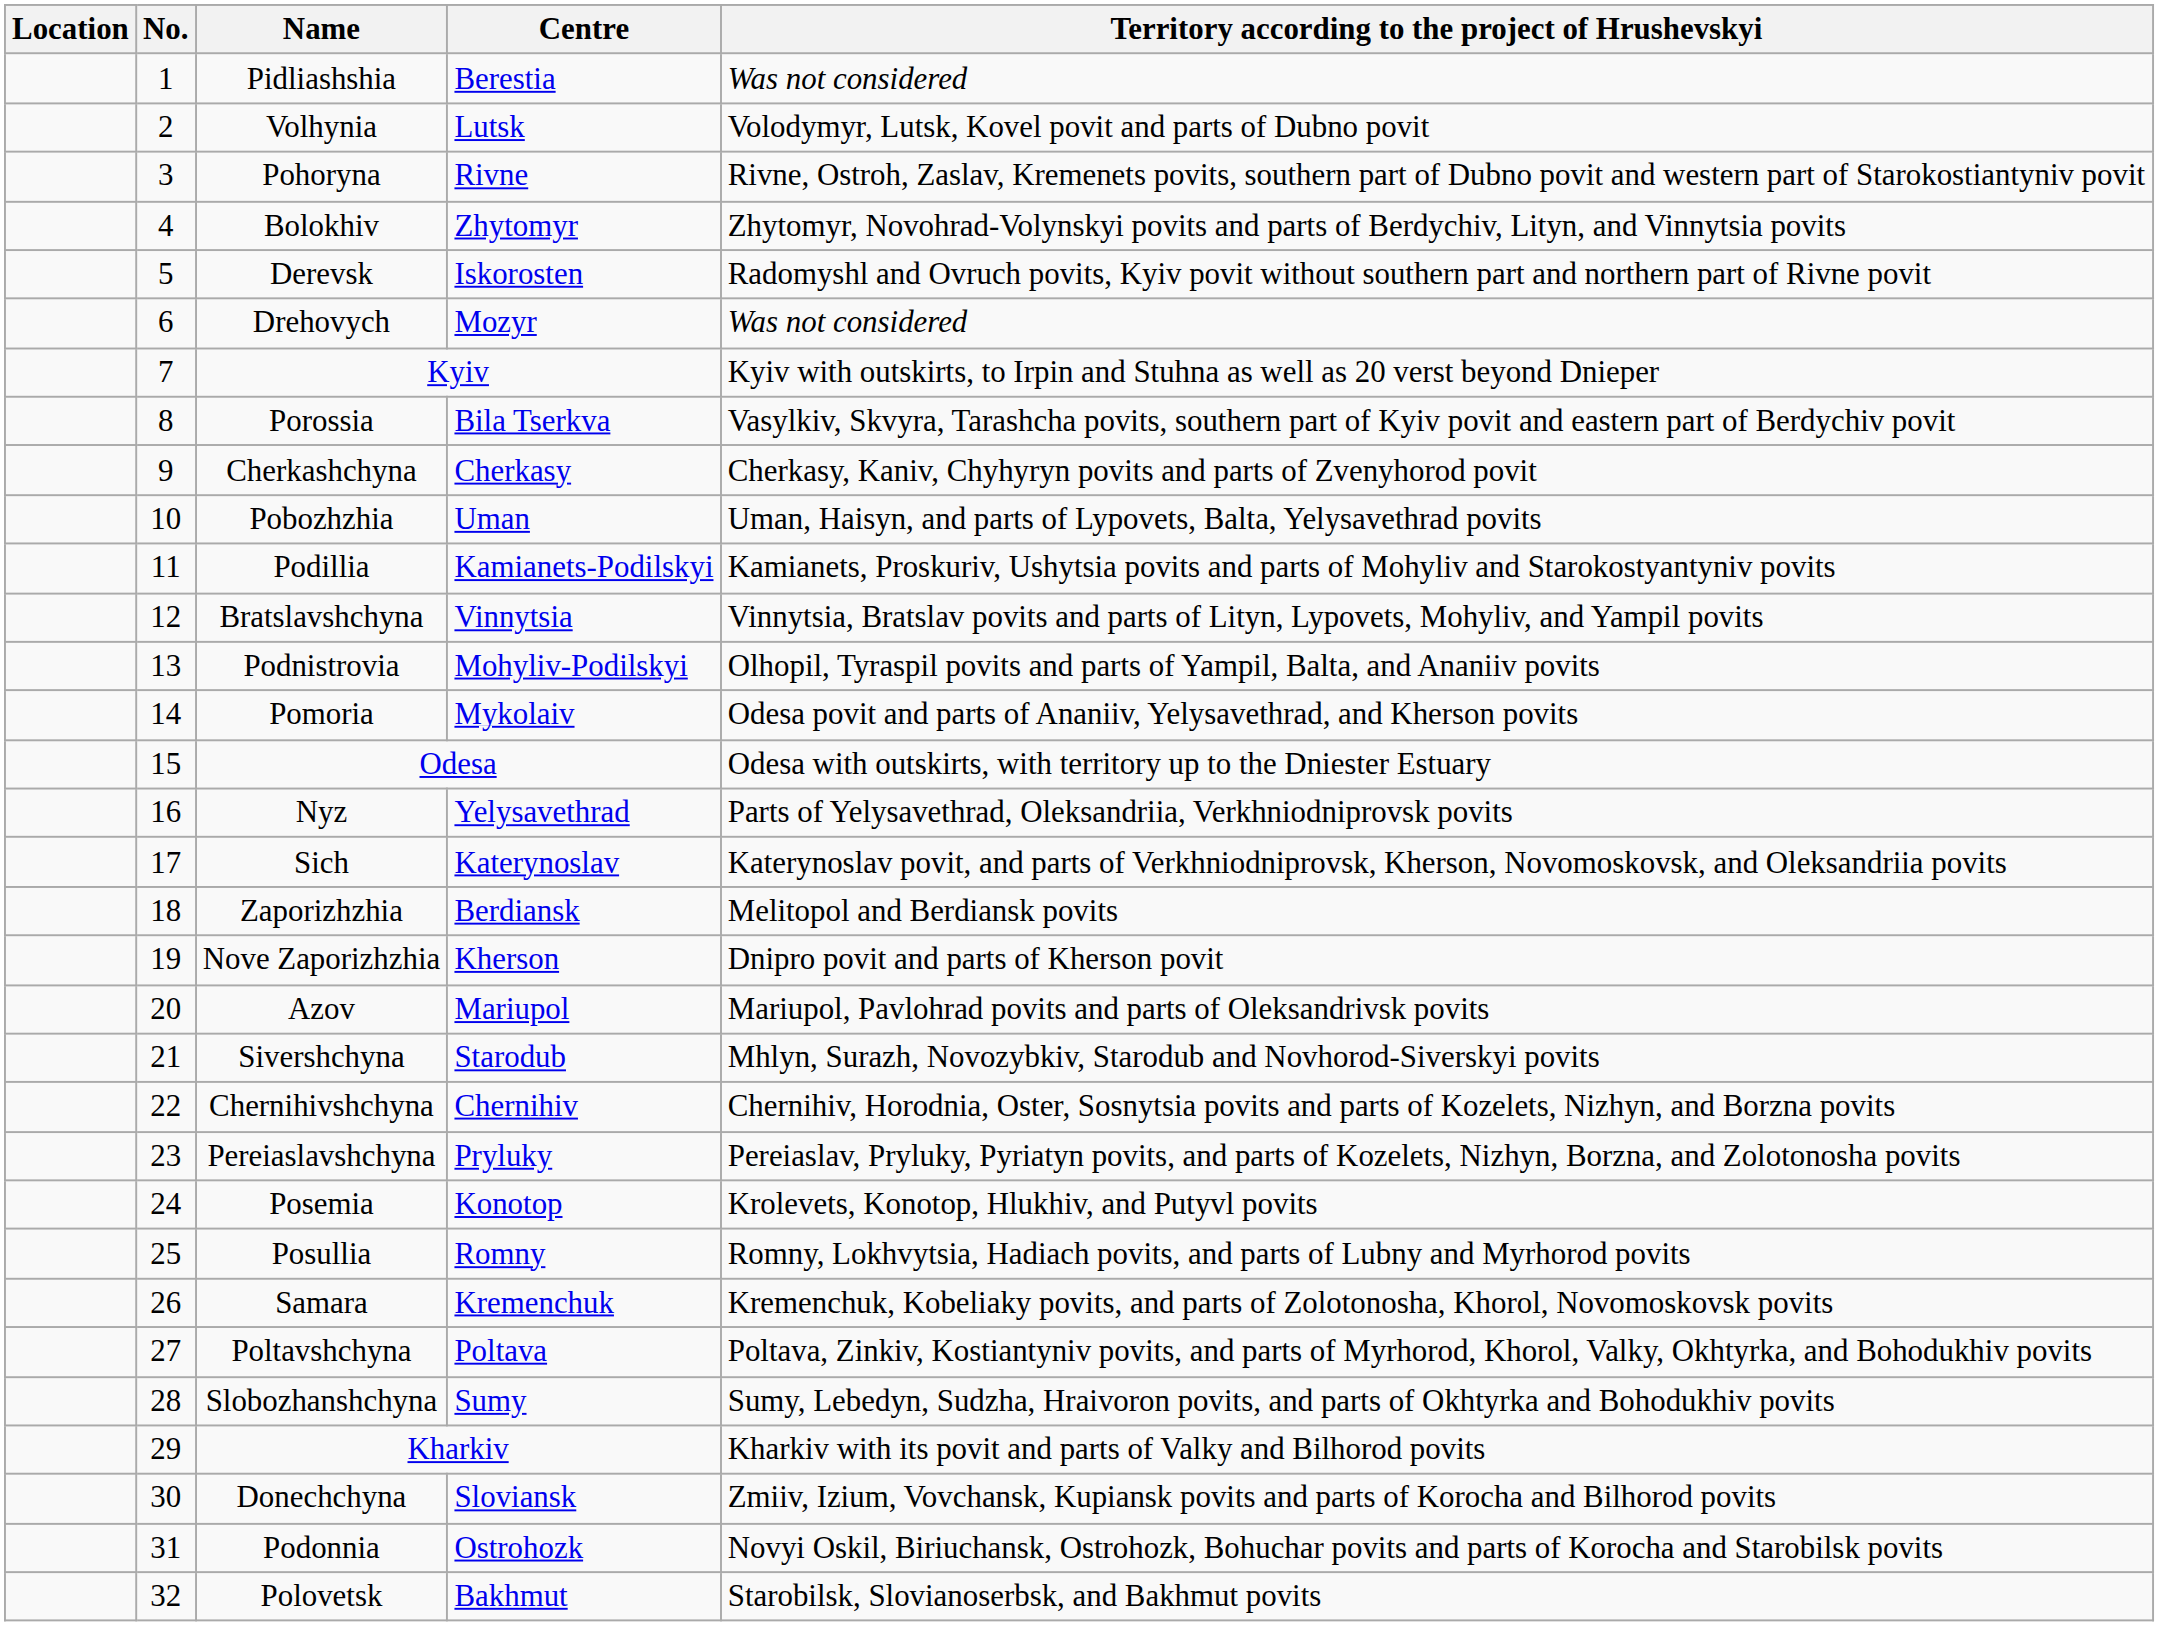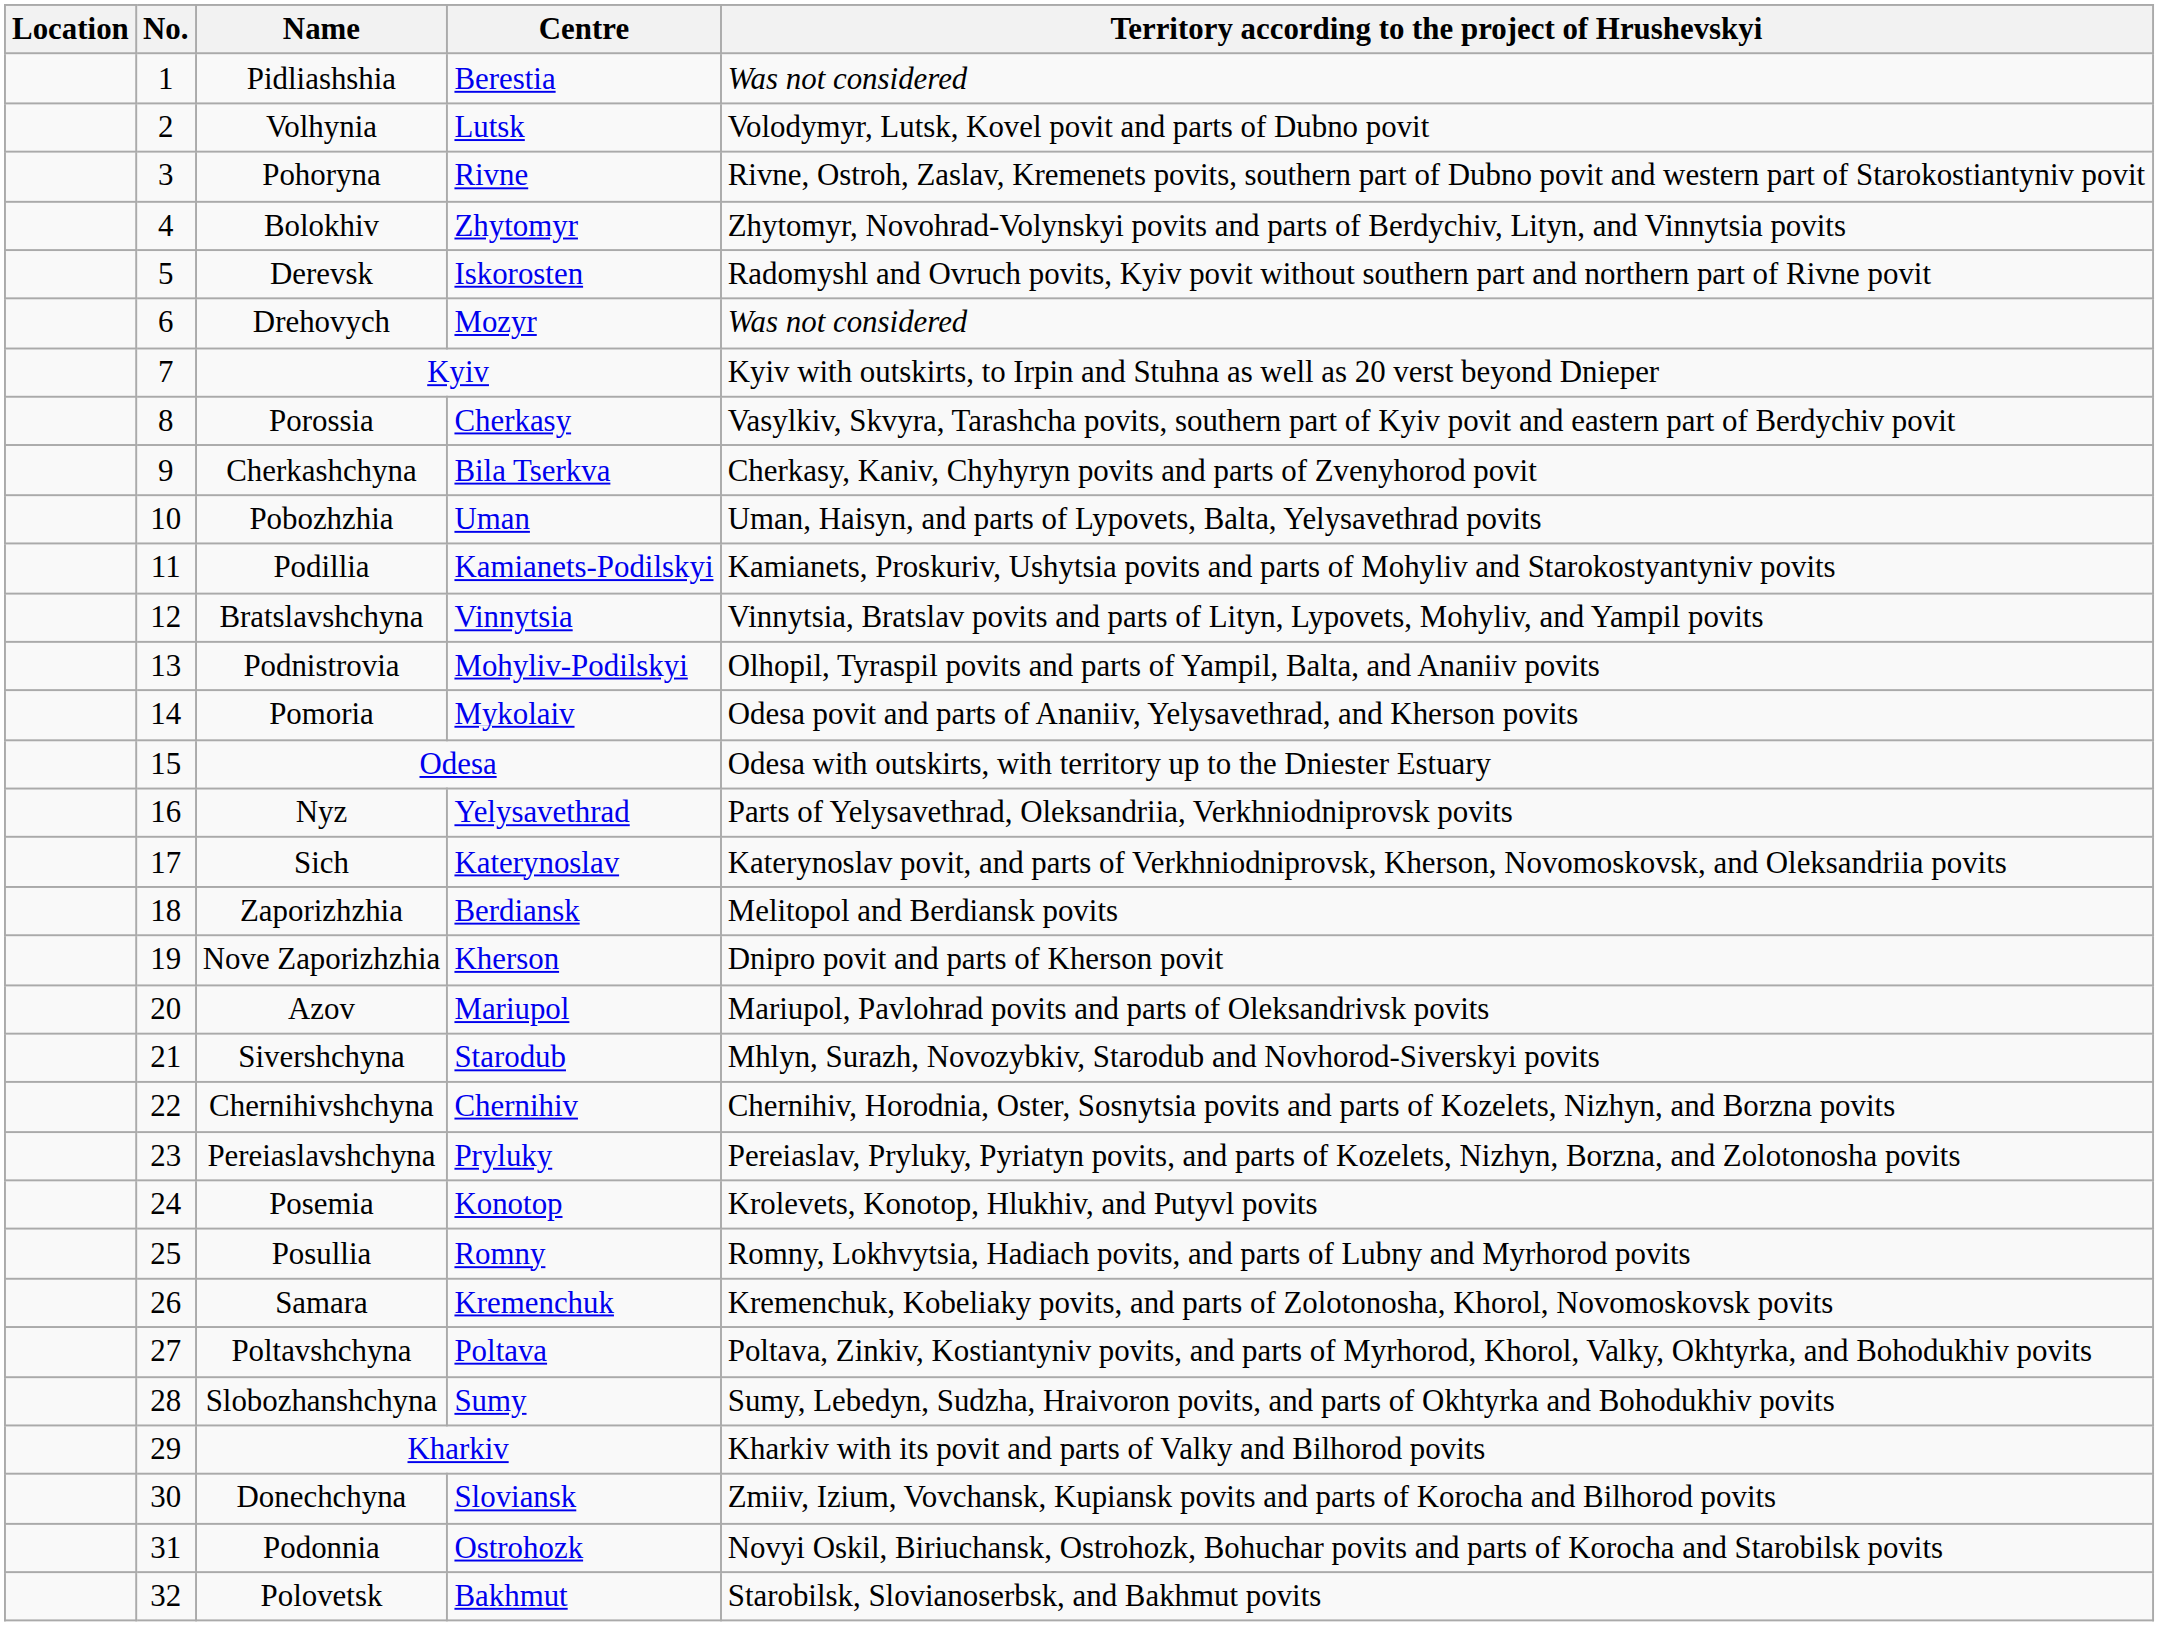(532, 420) Bila Tserkva -> (513, 420) Cherkasy
(513, 469) Cherkasy -> (532, 469) Bila Tserkva
